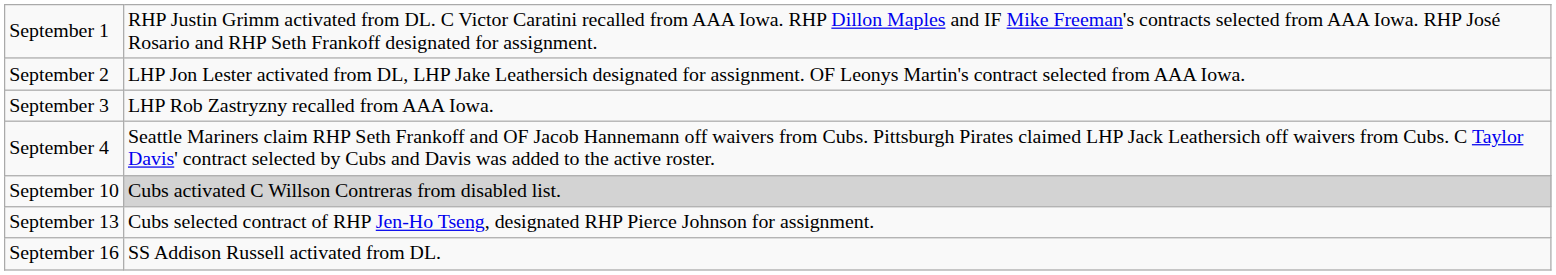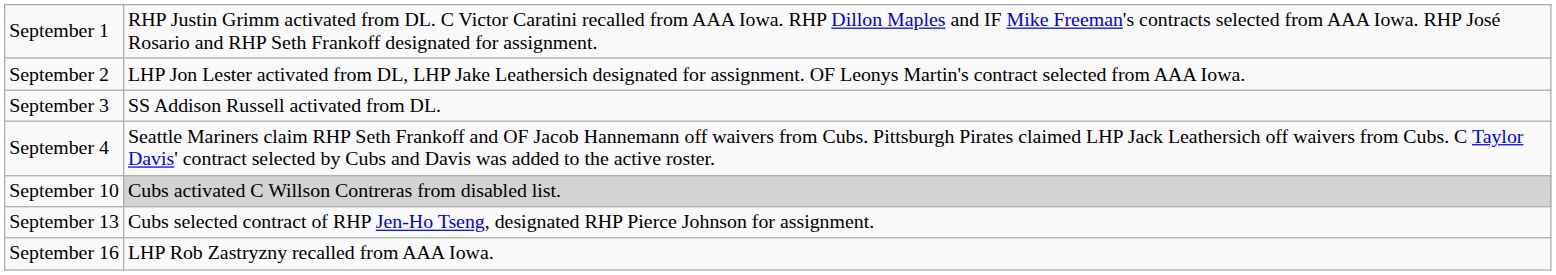(311, 105) LHP Rob Zastryzny recalled from AAA Iowa. -> (284, 105) SS Addison Russell activated from DL.
(284, 253) SS Addison Russell activated from DL. -> (311, 253) LHP Rob Zastryzny recalled from AAA Iowa.
